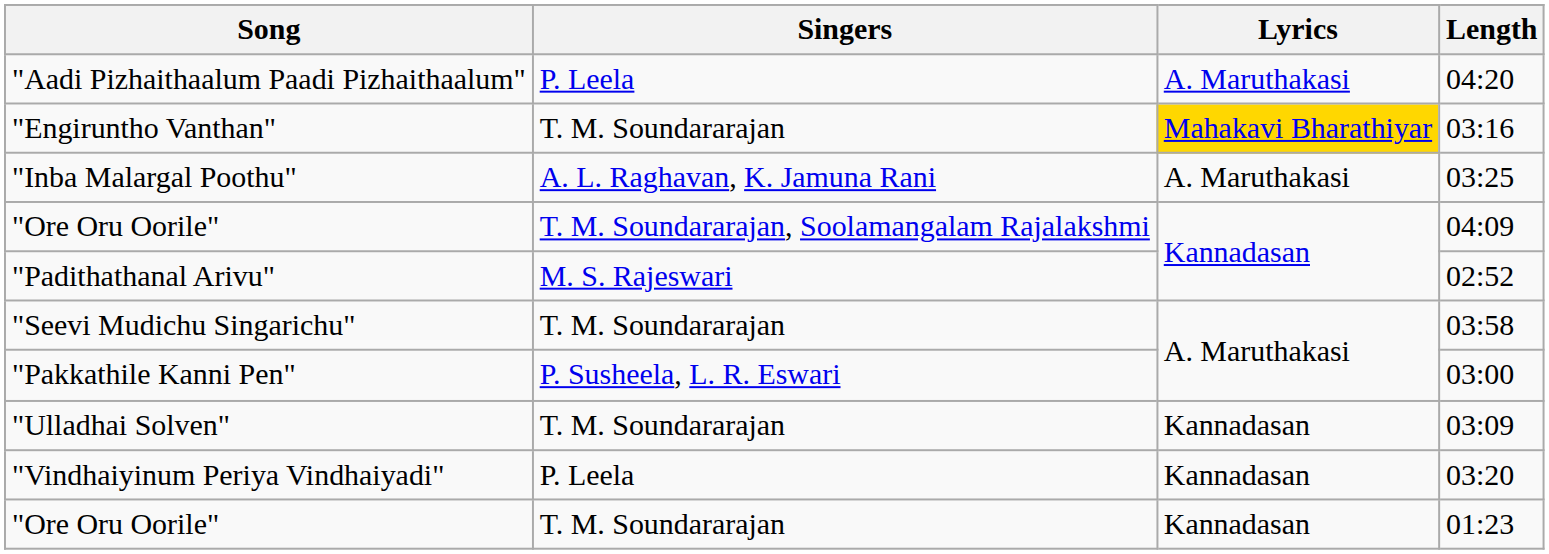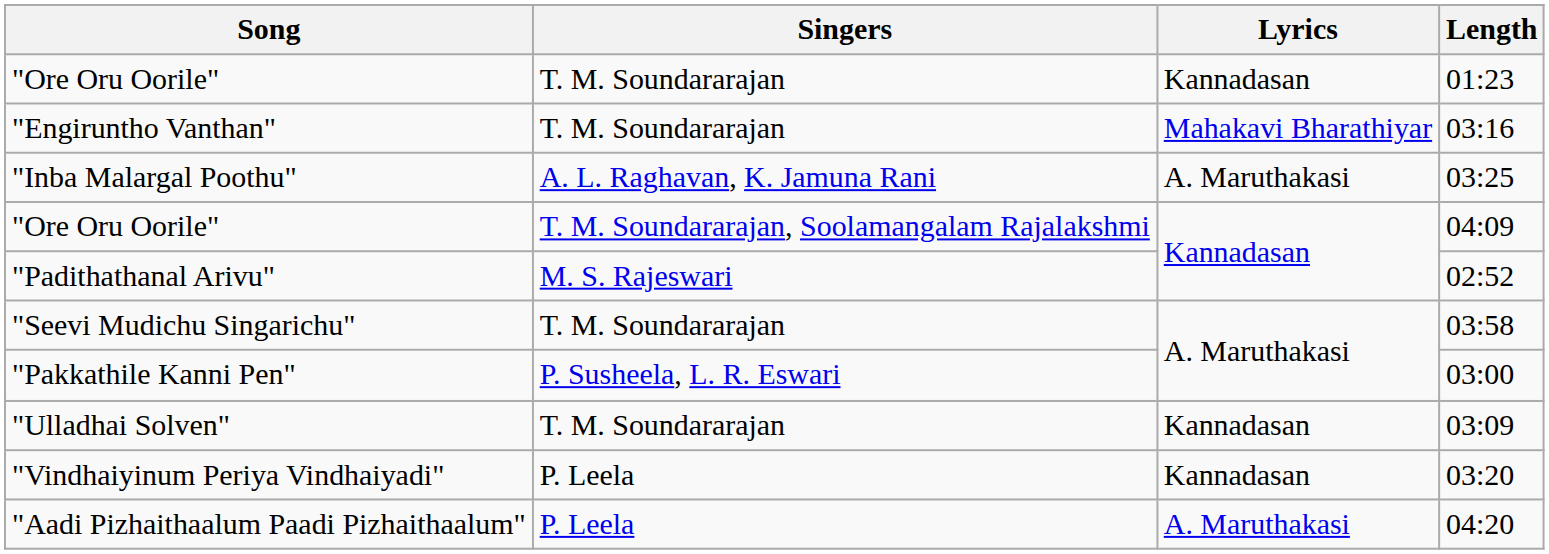rows swapped: (269, 78) <-> (116, 523)
(1298, 128) gold background -> (1298, 128) no background
